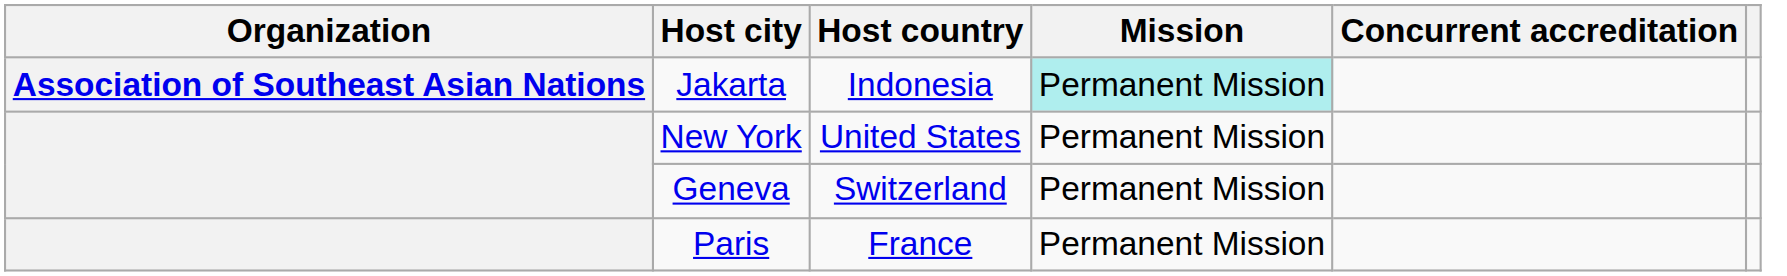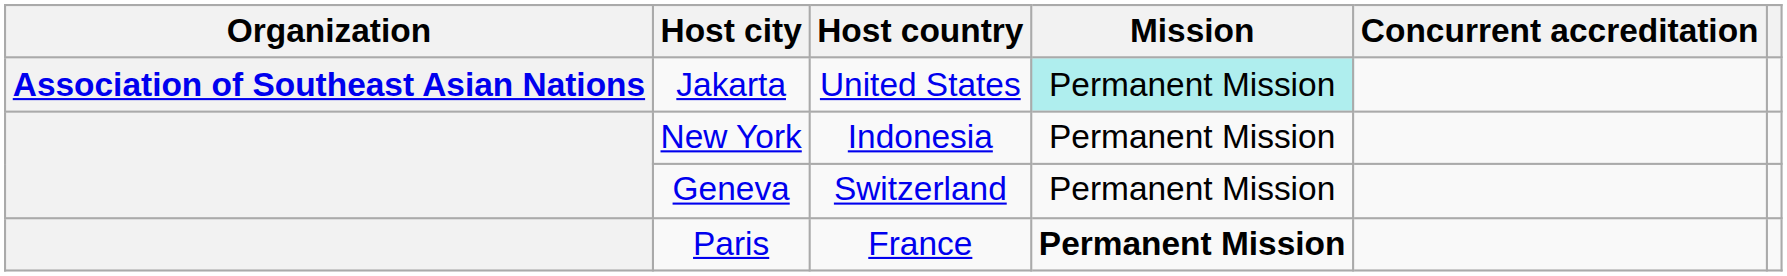(920, 84) Indonesia -> (920, 84) United States
(920, 137) United States -> (920, 137) Indonesia
(1182, 243) normal -> (1192, 243) bold
